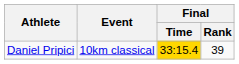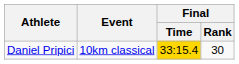(218, 50) 39 -> (218, 50) 30
